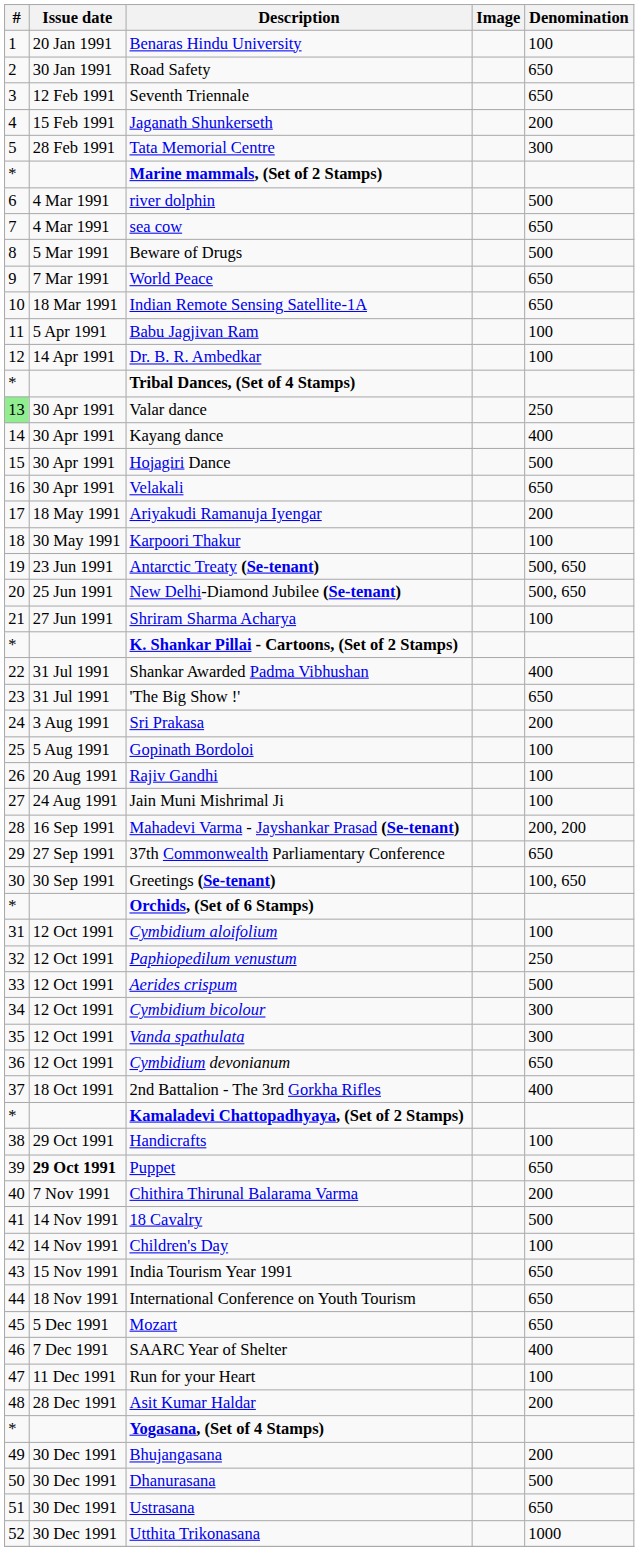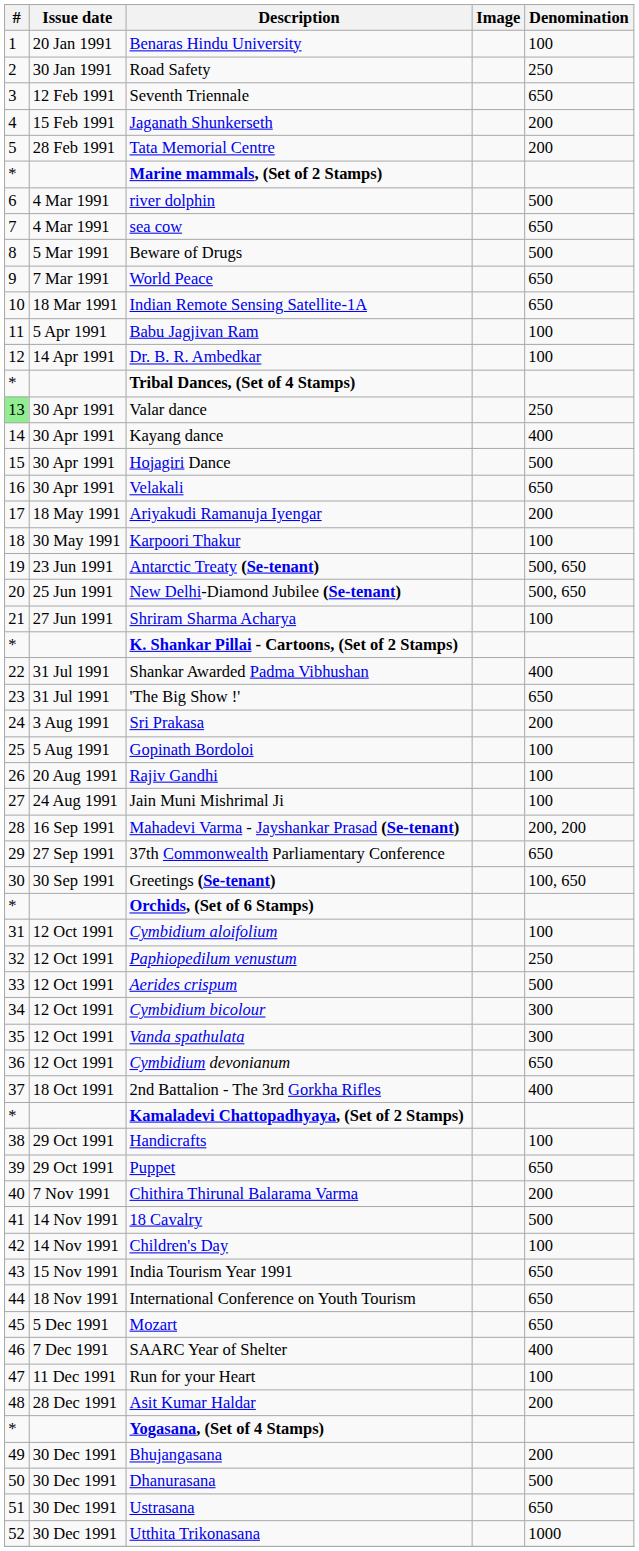(541, 69) 650 -> (541, 69) 250
(541, 148) 300 -> (541, 148) 200
(74, 1167) bold -> (73, 1167) normal
